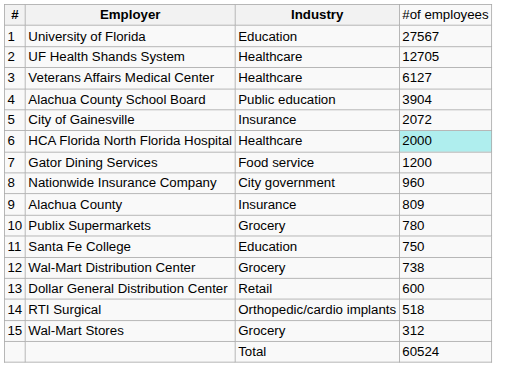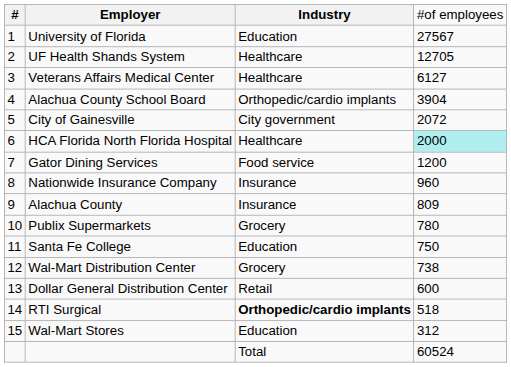(287, 99) Public education -> (317, 99) Orthopedic/cardio implants
(267, 120) Insurance -> (287, 120) City government
(287, 183) City government -> (267, 183) Insurance
(317, 309) normal -> (325, 309) bold
(262, 330) Grocery -> (268, 330) Education
